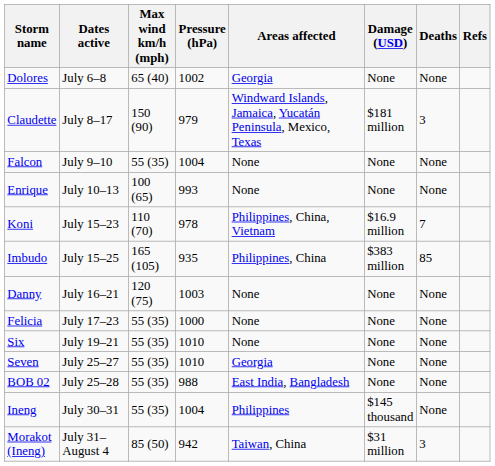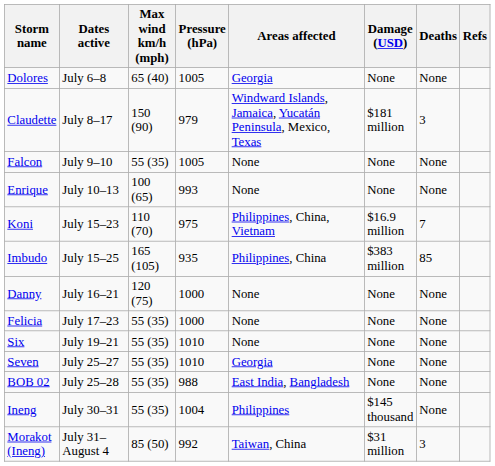(191, 78) 1002 -> (191, 78) 1005
(191, 161) 1004 -> (191, 161) 1005
(188, 224) 978 -> (188, 224) 975
(191, 293) 1003 -> (191, 293) 1000
(188, 444) 942 -> (188, 444) 992
